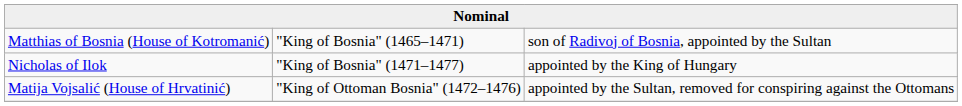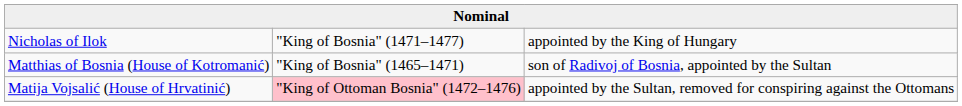rows swapped: (57, 64) <-> (139, 40)
(399, 88) no background -> (399, 88) pink background
